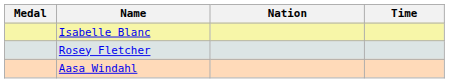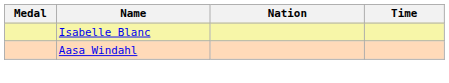- row: (105, 50)
